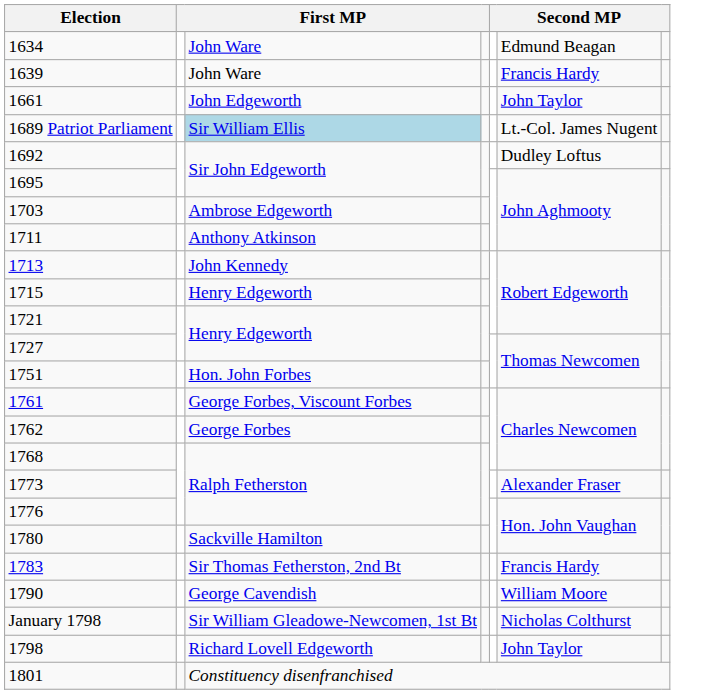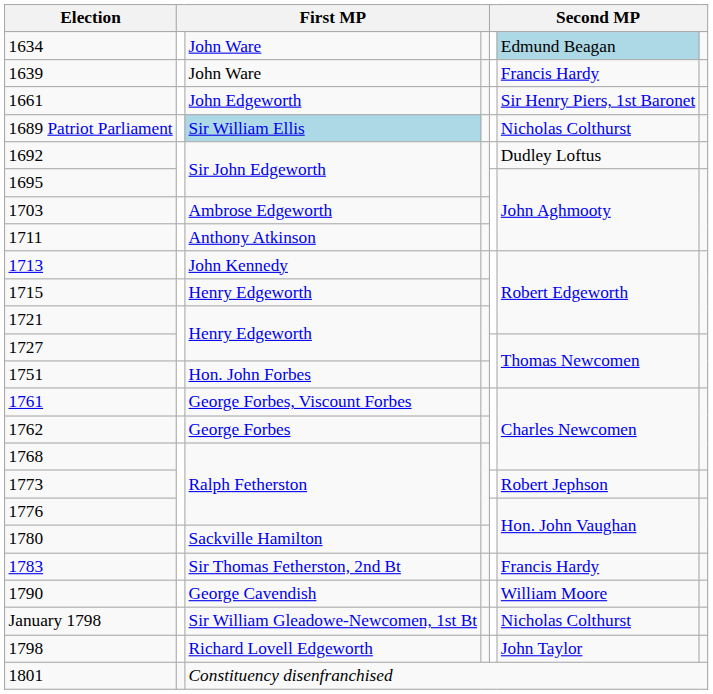(558, 45) no background -> (558, 45) lightblue background
(542, 100) John Taylor -> (598, 100) Sir Henry Piers, 1st Baronet
(579, 127) Lt.-Col. James Nugent -> (566, 127) Nicholas Colthurst
(561, 484) Alexander Fraser -> (554, 484) Robert Jephson
